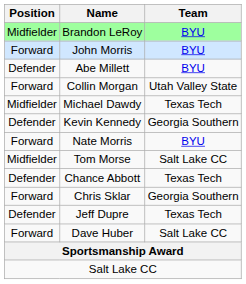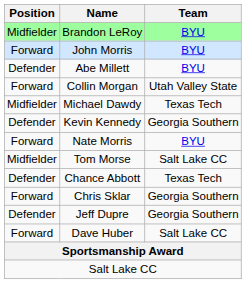(193, 214) Texas Tech -> (193, 214) Georgia Southern
